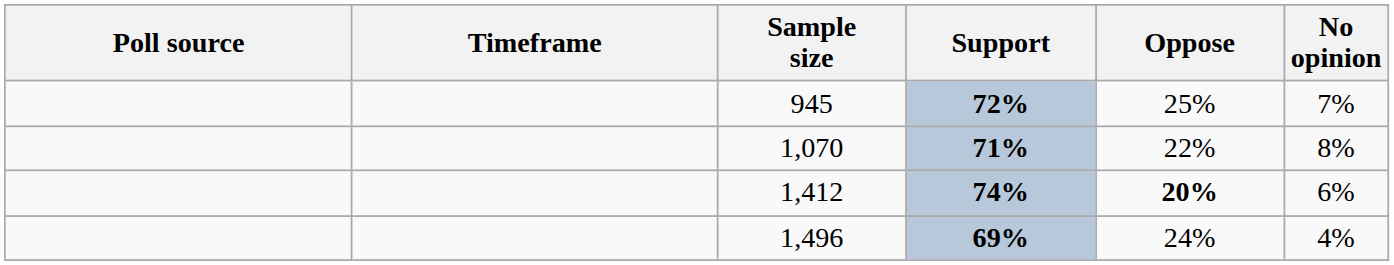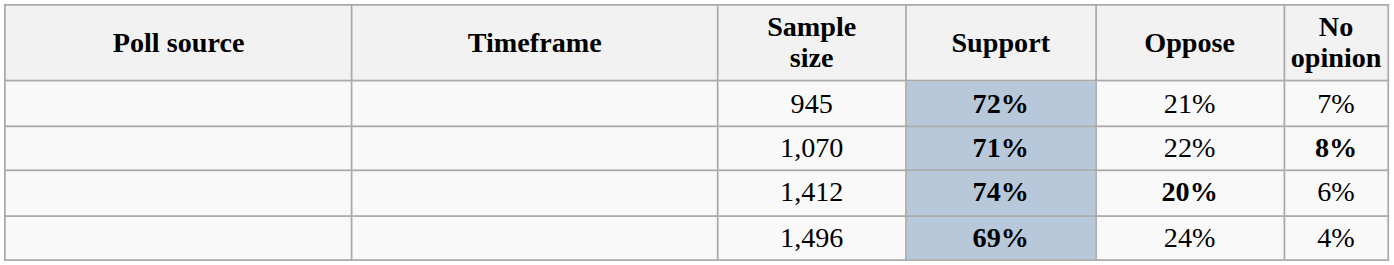(1190, 103) 25% -> (1190, 103) 21%
(1336, 147) normal -> (1336, 147) bold
